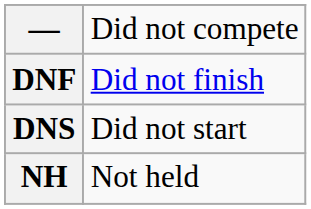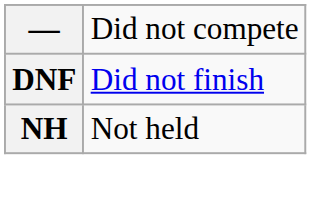- row: (44, 128)
